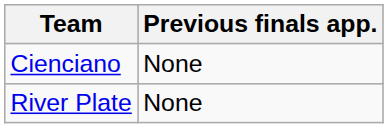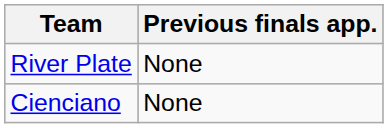rows swapped: (71, 102) <-> (66, 63)
